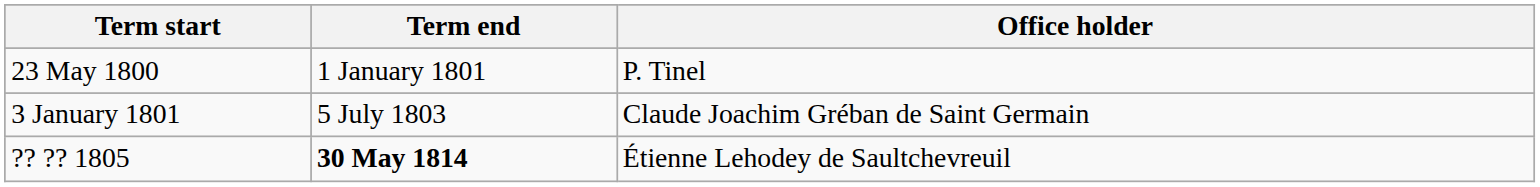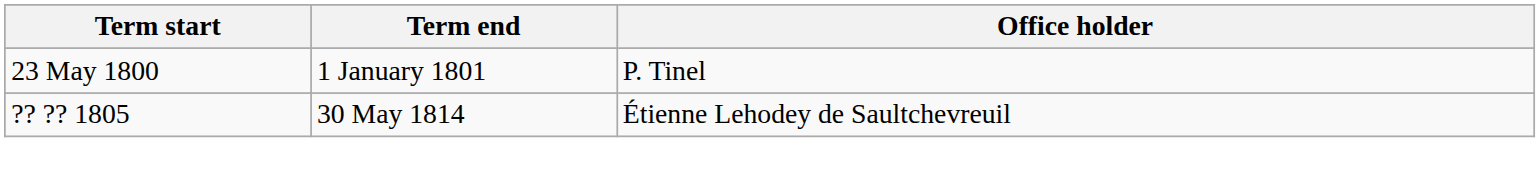- row: (96, 114)
(392, 158) bold -> (391, 114) normal
